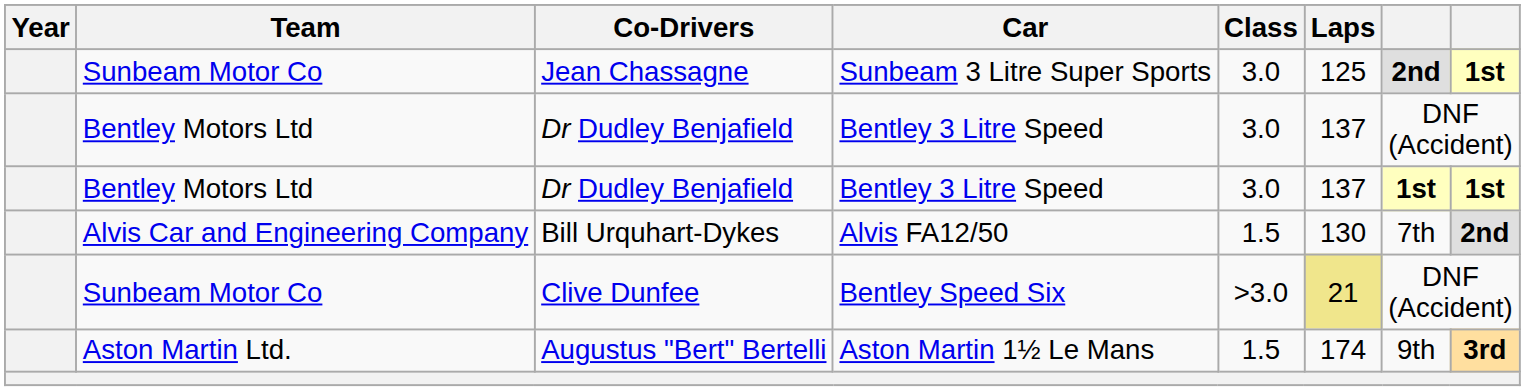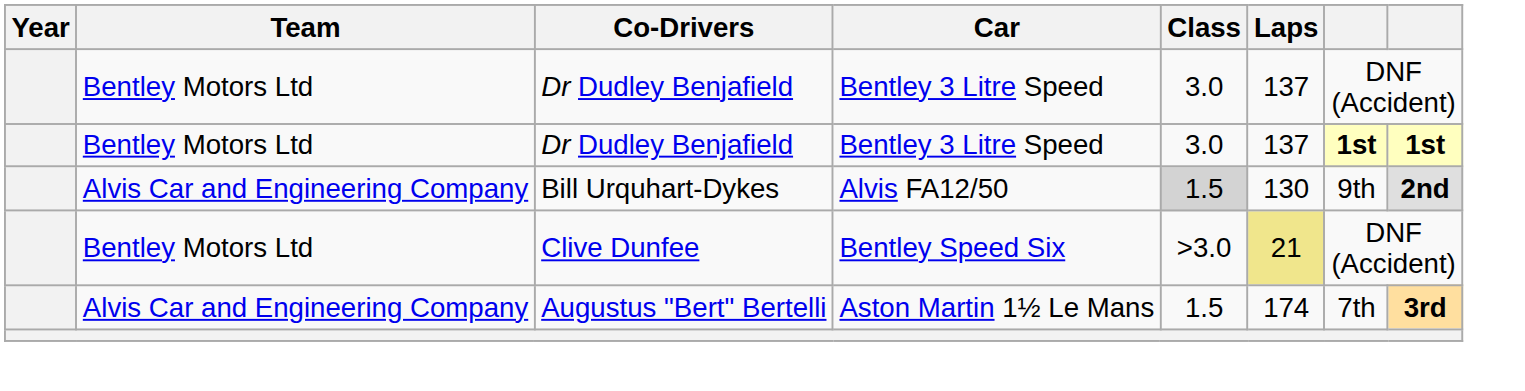- row: (645, 71)
(1261, 233) no background -> (1204, 189) lightgrey background
(1416, 233) 7th -> (1357, 189) 9th
(203, 292) Sunbeam Motor Co -> (198, 248) Bentley Motors Ltd
(187, 351) Aston Martin Ltd. -> (306, 307) Alvis Car and Engineering Company
(1416, 351) 9th -> (1357, 307) 7th
